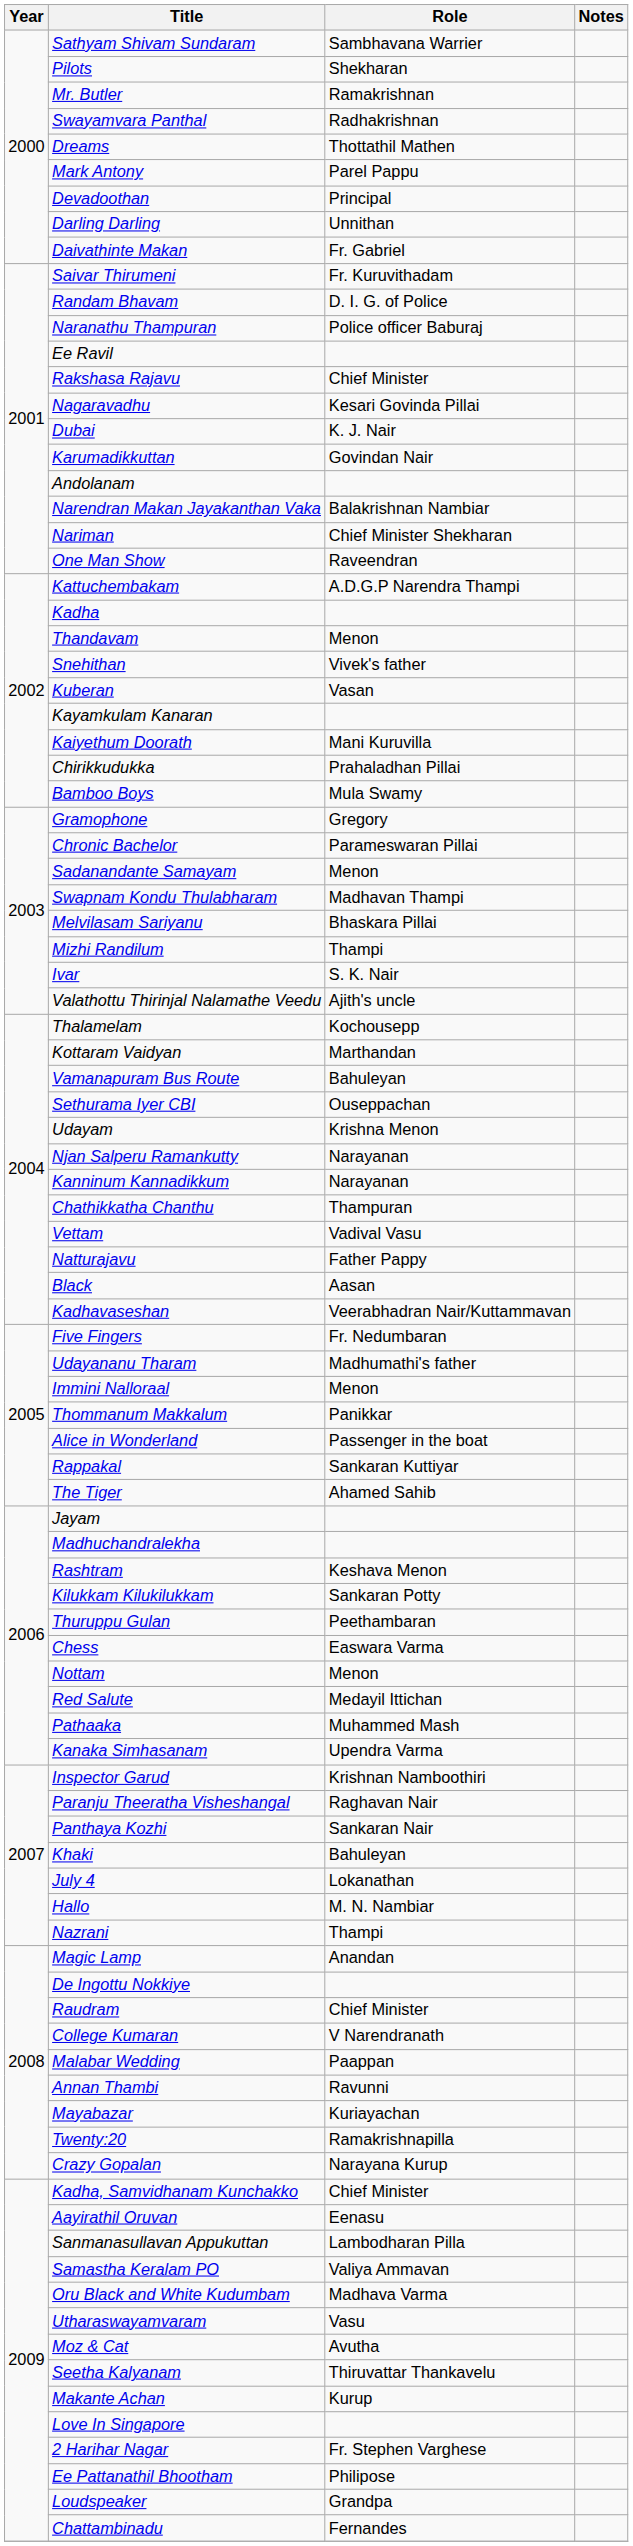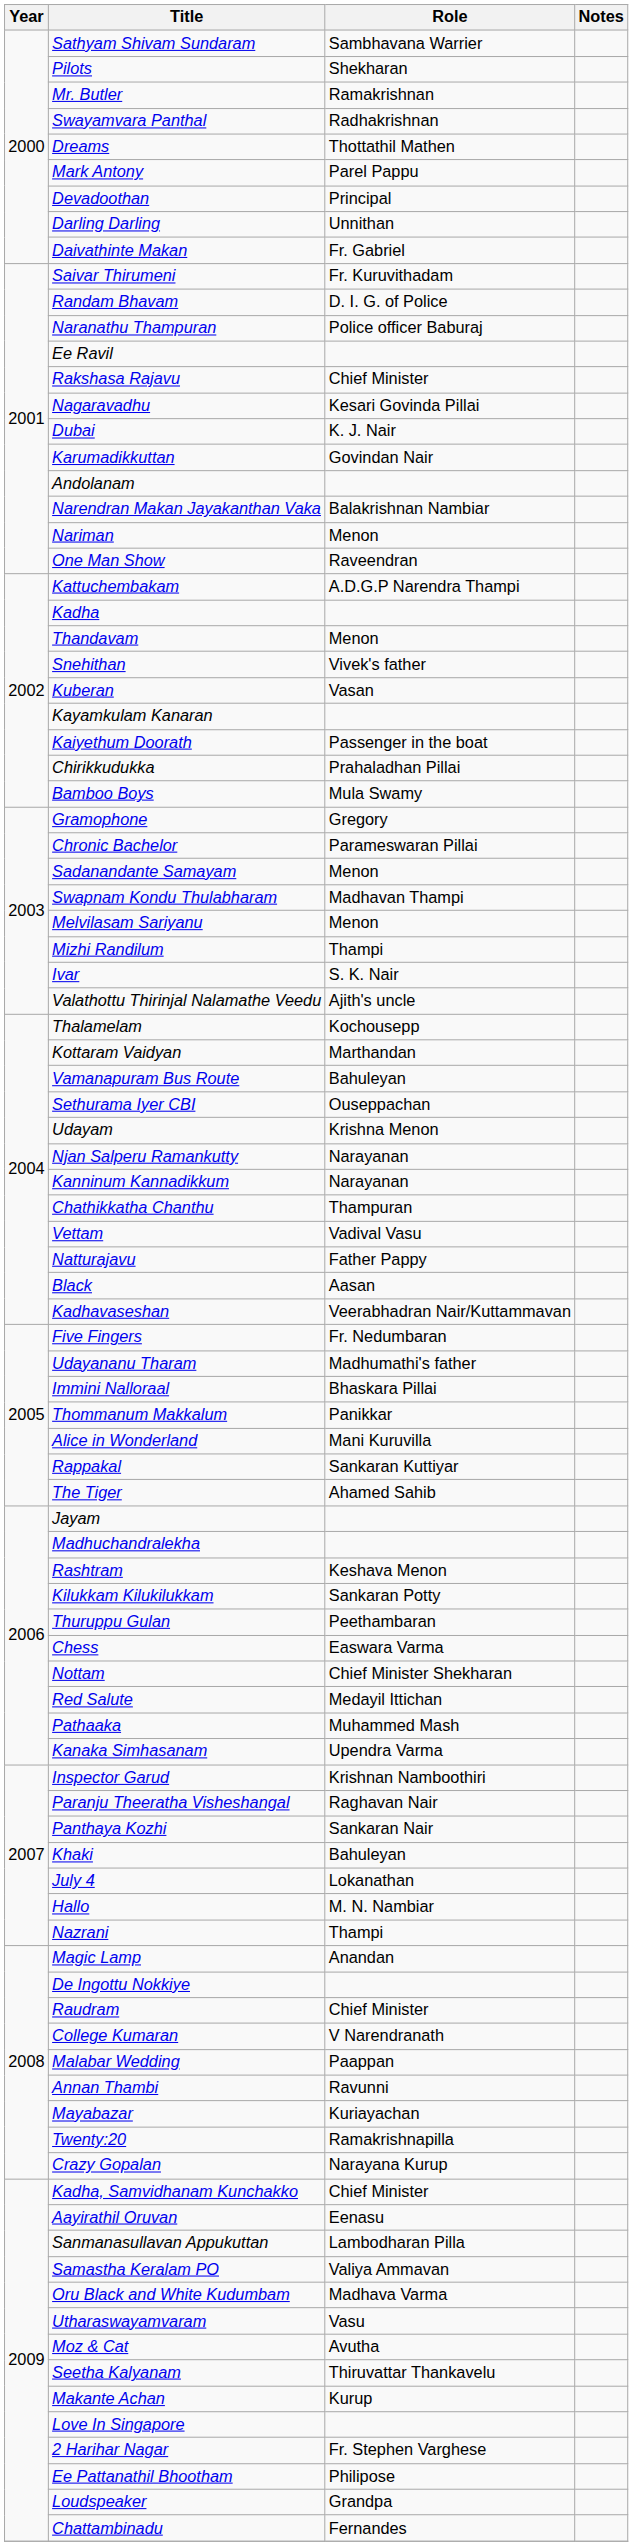(420, 535) Chief Minister Shekharan -> (354, 535) Menon
(380, 742) Mani Kuruvilla -> (408, 742) Passenger in the boat
(383, 923) Bhaskara Pillai -> (354, 923) Menon
(354, 1389) Menon -> (383, 1389) Bhaskara Pillai
(408, 1440) Passenger in the boat -> (380, 1440) Mani Kuruvilla
(354, 1673) Menon -> (420, 1673) Chief Minister Shekharan
